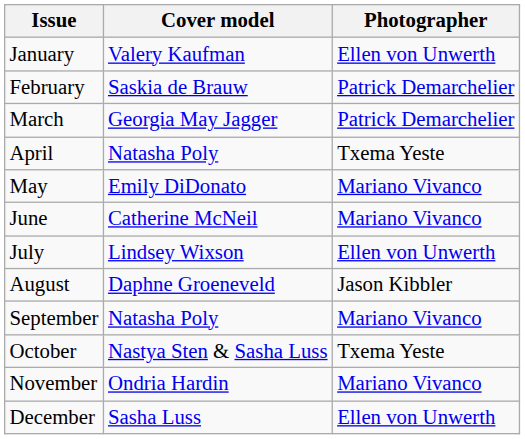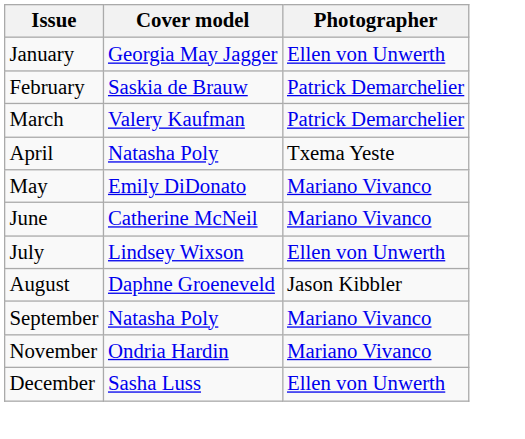(176, 53) Valery Kaufman -> (193, 53) Georgia May Jagger
(193, 119) Georgia May Jagger -> (176, 119) Valery Kaufman
- row: (43, 350)
